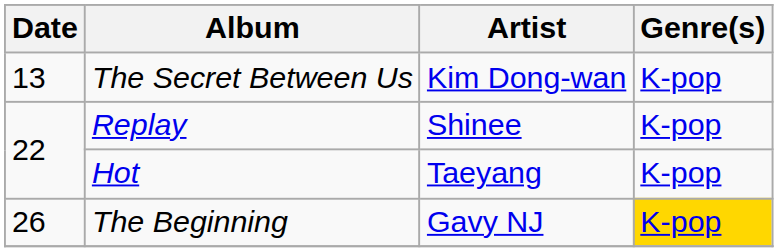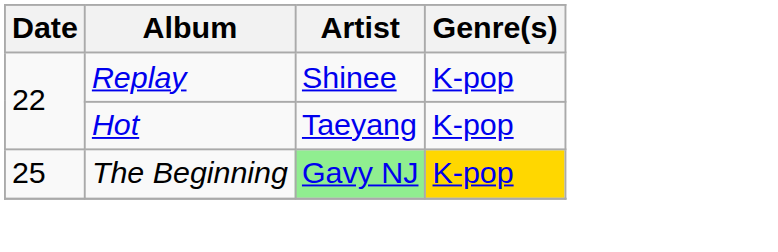- row: (252, 76)
(29, 221) 26 -> (29, 173) 25
(485, 221) no background -> (360, 173) lightgreen background
